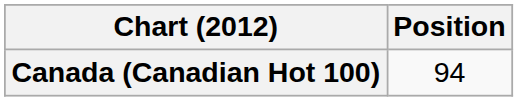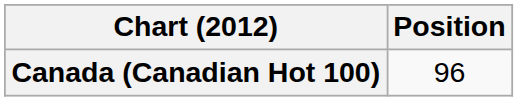(449, 72) 94 -> (449, 72) 96
